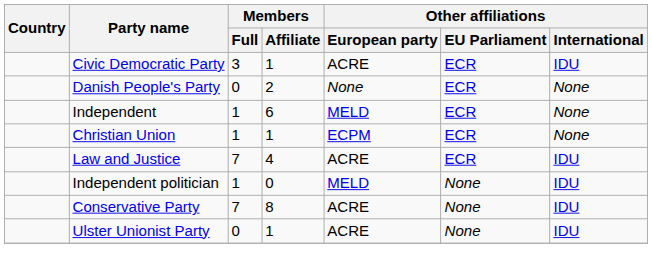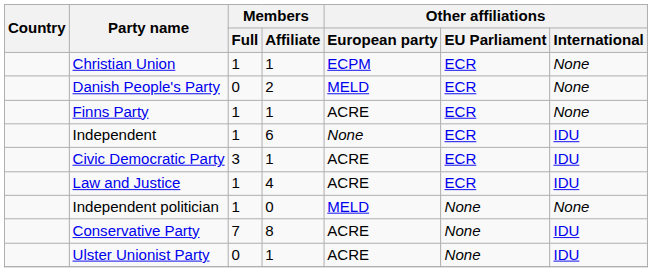rows swapped: (149, 64) <-> (124, 135)
(345, 87) None -> (348, 87) MELD
+ row: (111, 111)
(348, 111) MELD -> (345, 135) None
(571, 111) None -> (566, 135) IDU
(236, 159) 7 -> (236, 183) 1
(566, 183) IDU -> (571, 207) None
